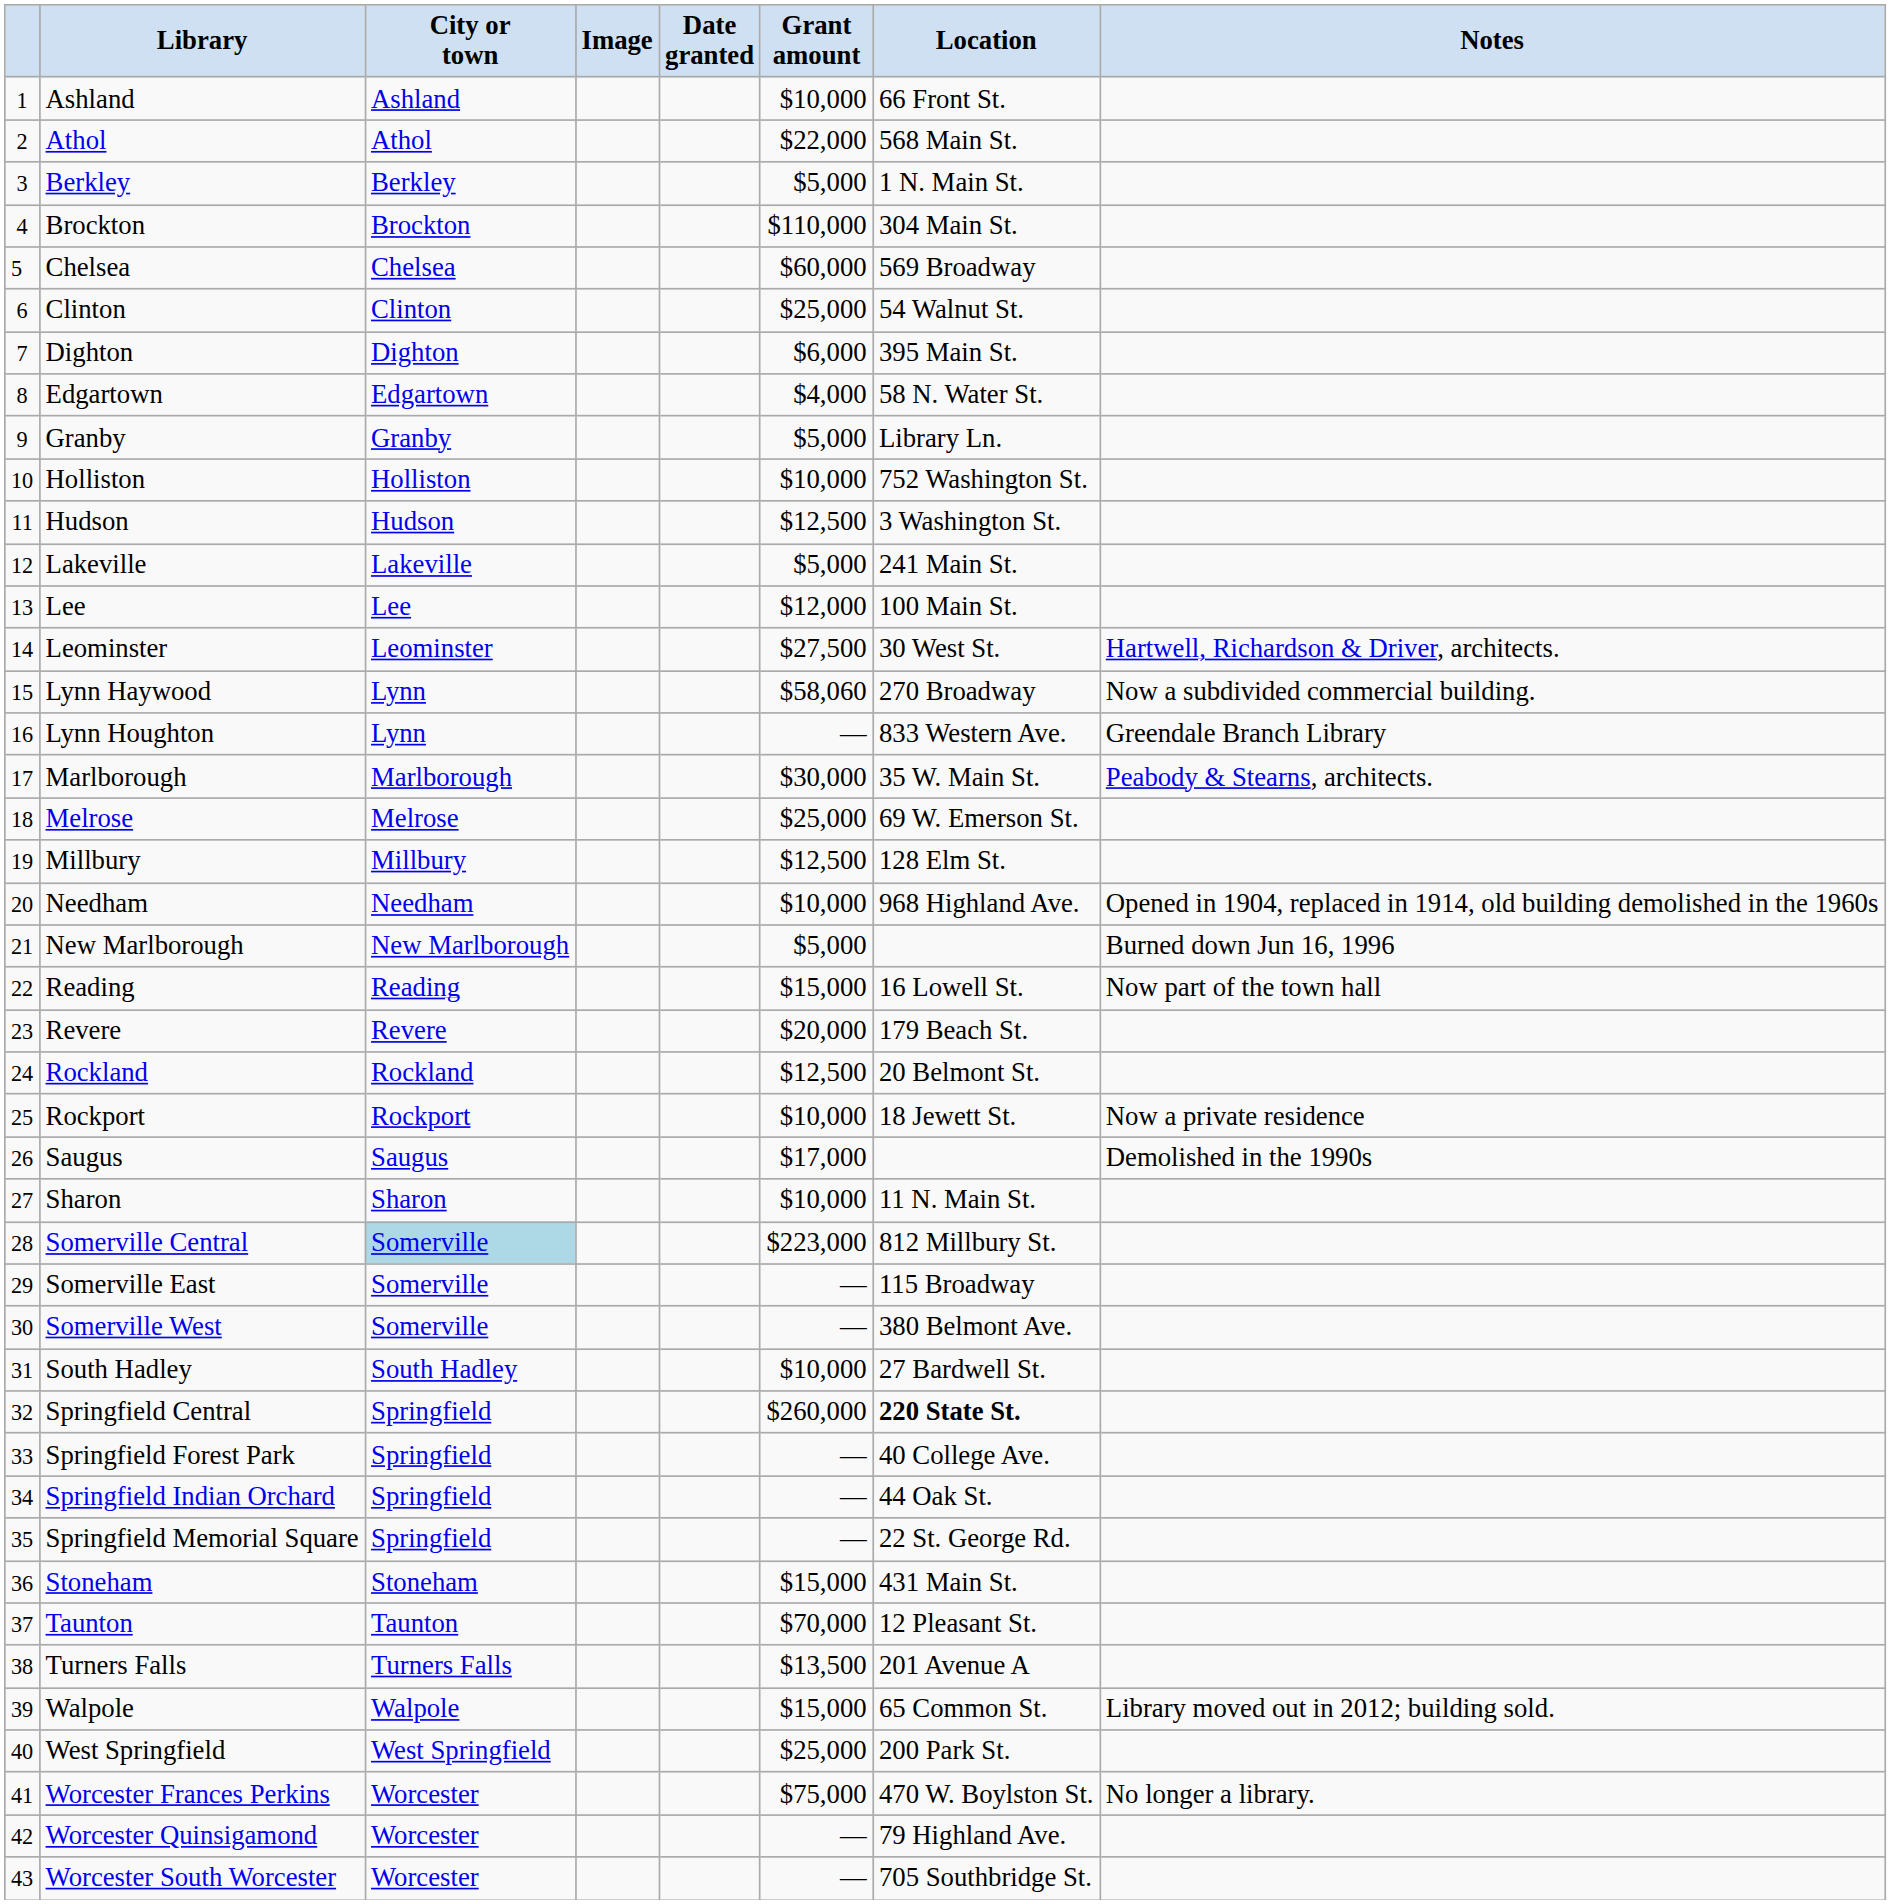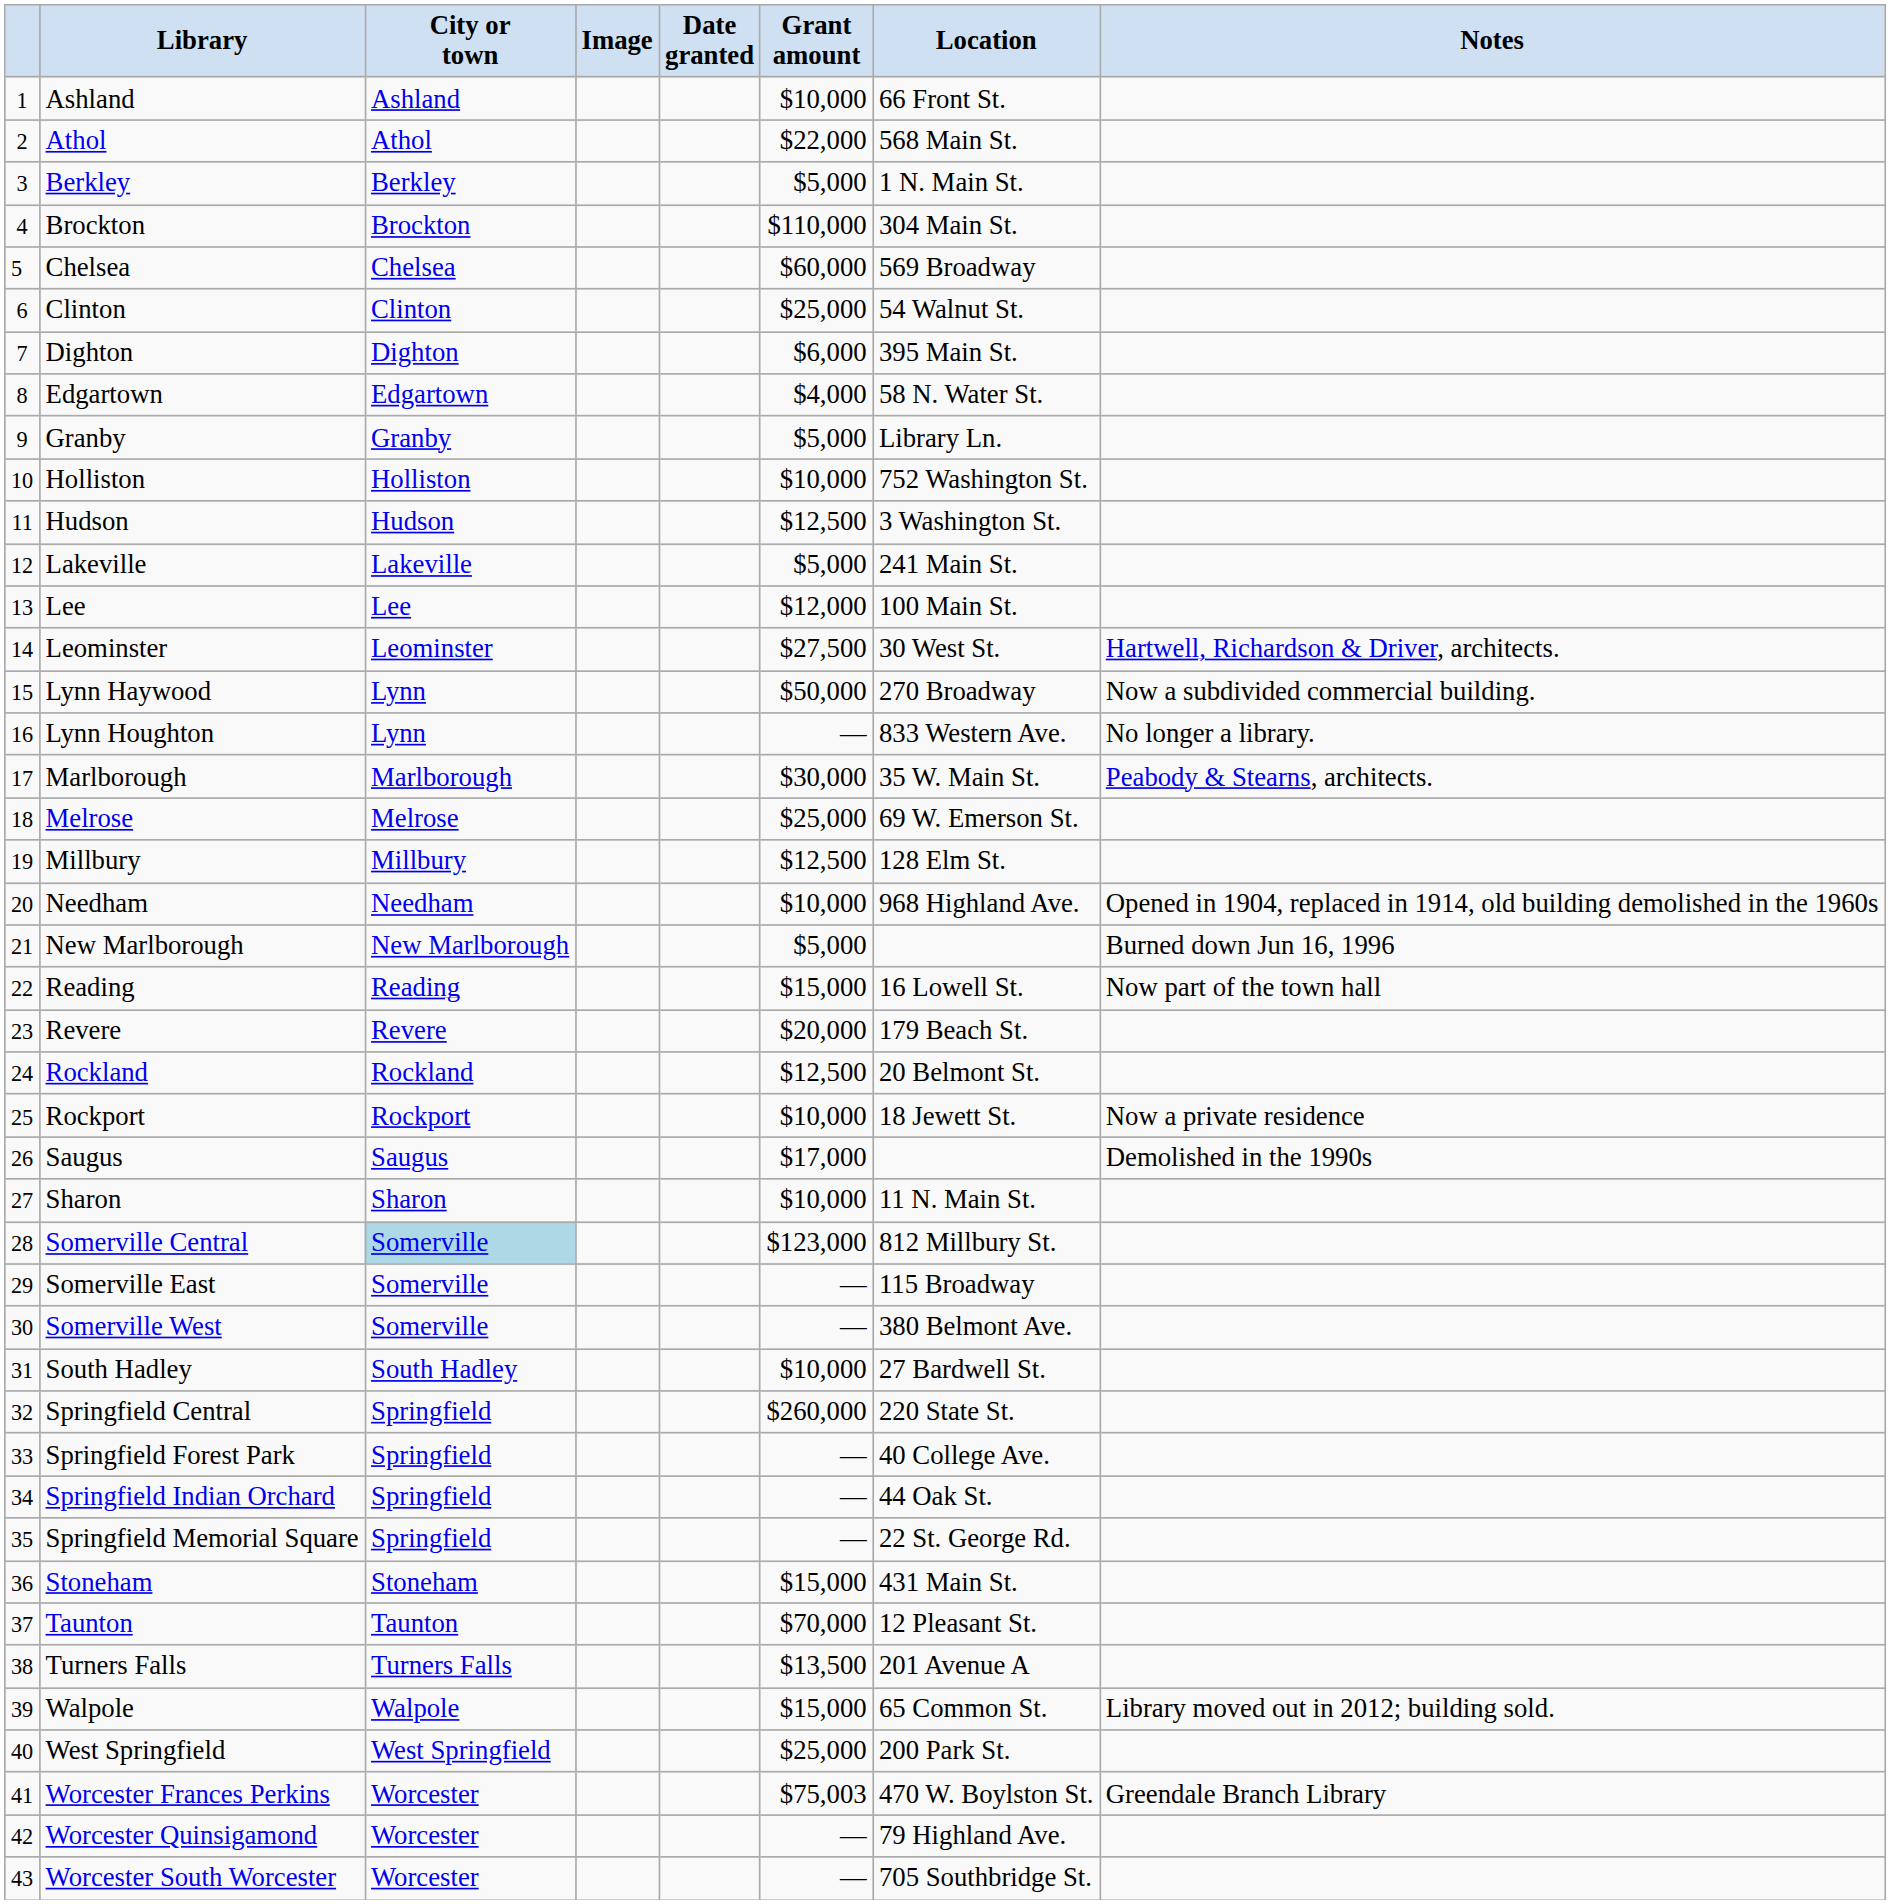(823, 691) $58,060 -> (823, 691) $50,000
(1246, 733) Greendale Branch Library -> (1210, 733) No longer a library.
(817, 1242) $223,000 -> (817, 1242) $123,000
(950, 1411) bold -> (947, 1411) normal
(823, 1793) $75,000 -> (823, 1793) $75,003
(1210, 1793) No longer a library. -> (1246, 1793) Greendale Branch Library
